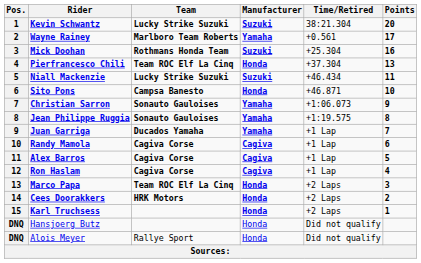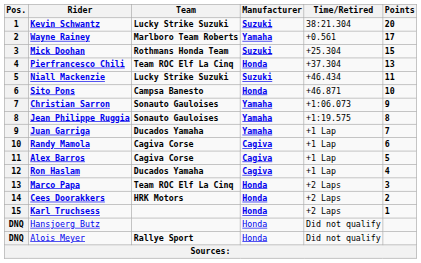(390, 51) 16 -> (390, 51) 15
(164, 172) Cagiva Corse -> (169, 172) Ducados Yamaha
(164, 238) normal -> (164, 238) bold
